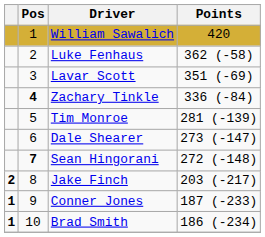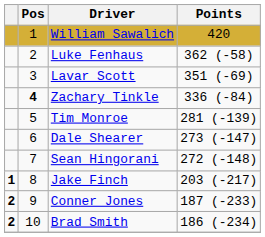(33, 160) bold -> (33, 160) normal
(11, 181) 2 -> (11, 181) 1
(11, 202) 1 -> (11, 202) 2
(11, 223) 1 -> (11, 223) 2
